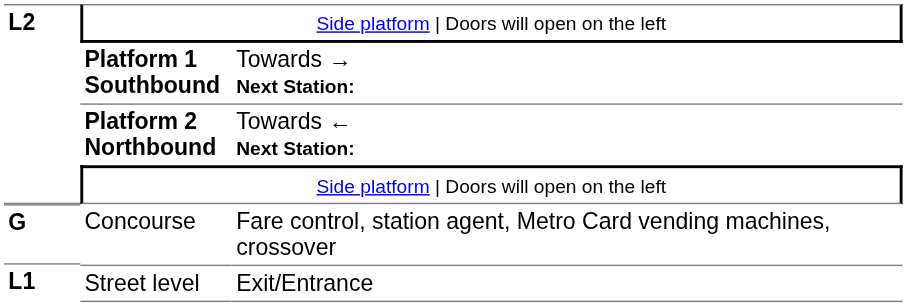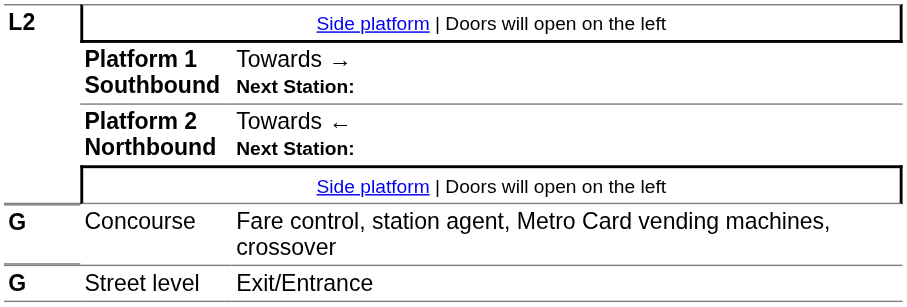(22, 281) L1 -> (17, 283) G
